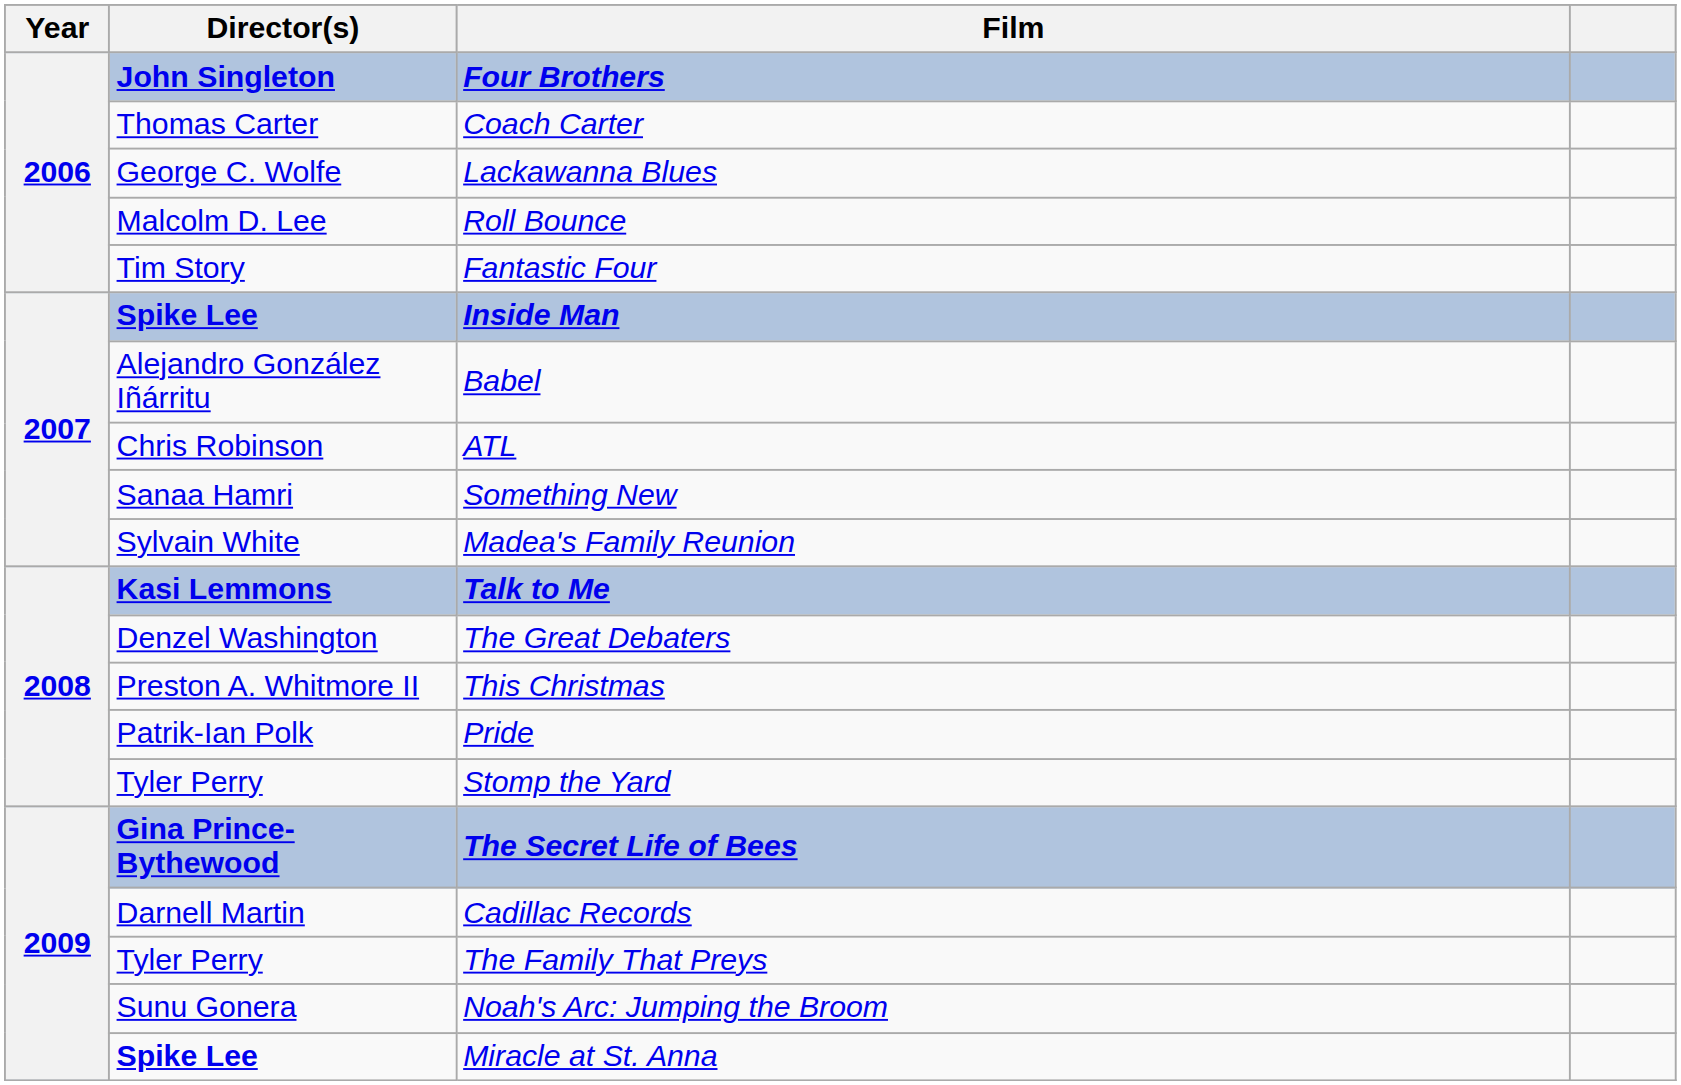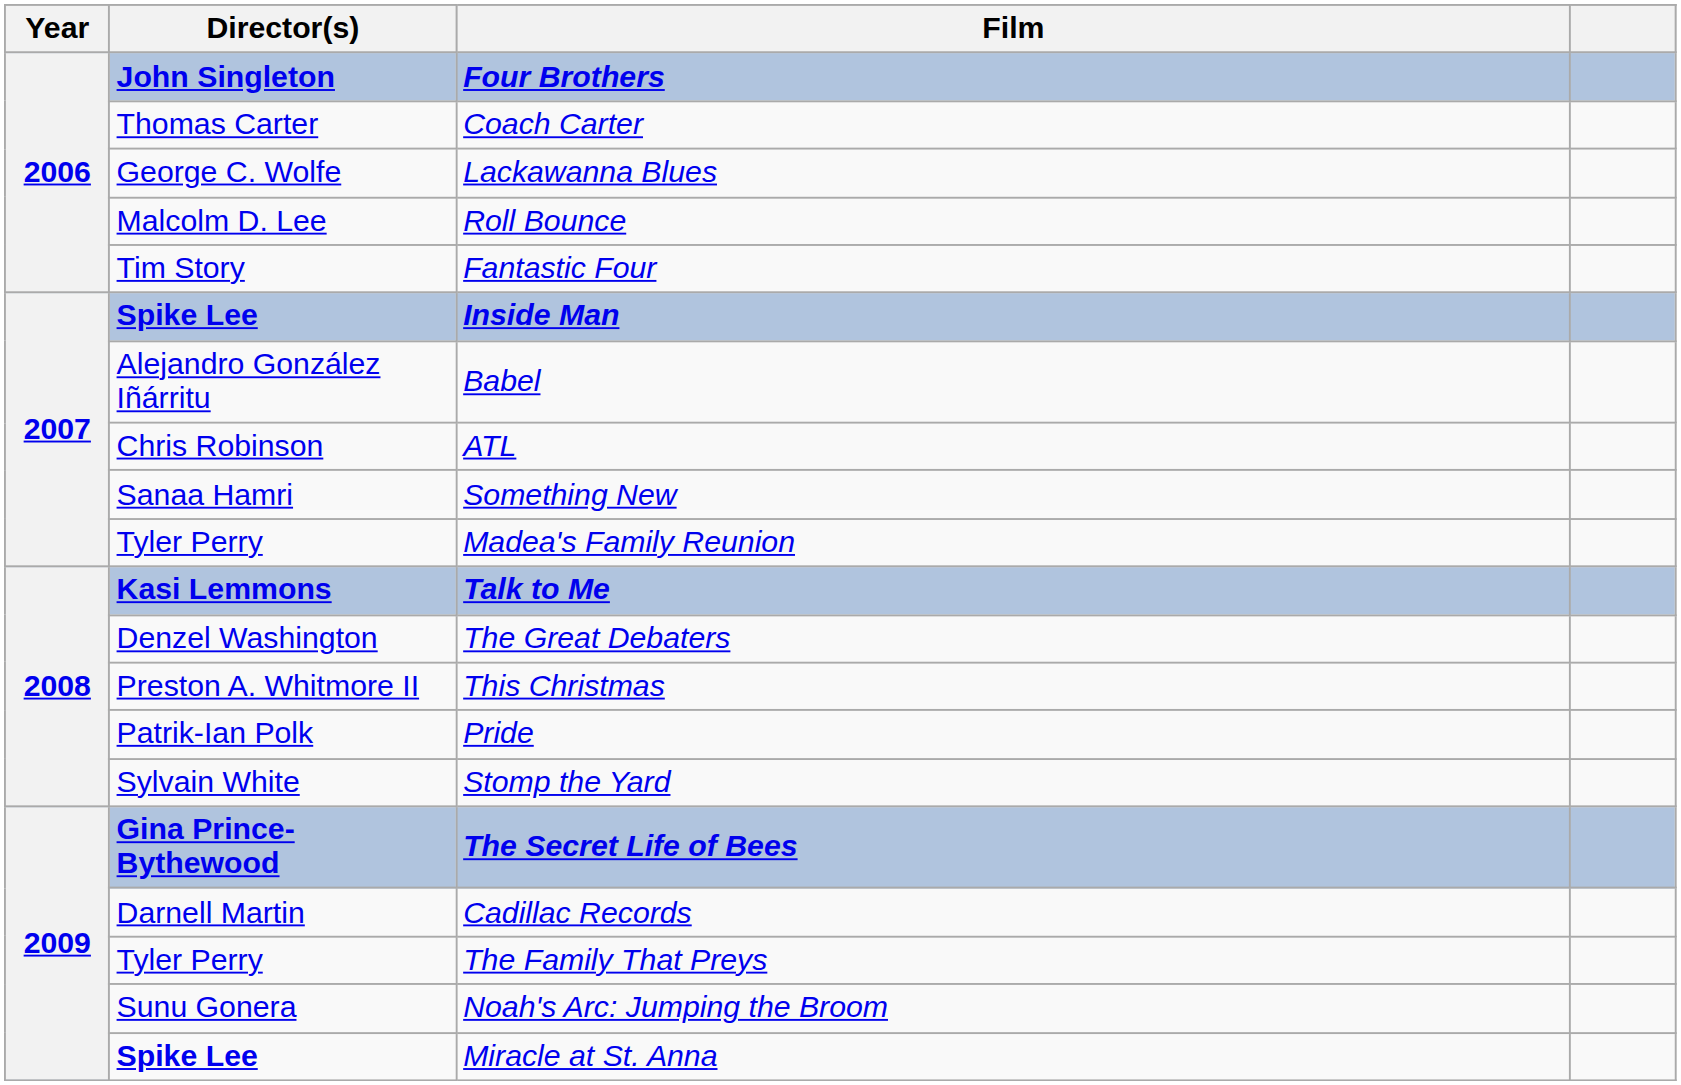(208, 542) Sylvain White -> (190, 542) Tyler Perry
(190, 781) Tyler Perry -> (208, 781) Sylvain White
